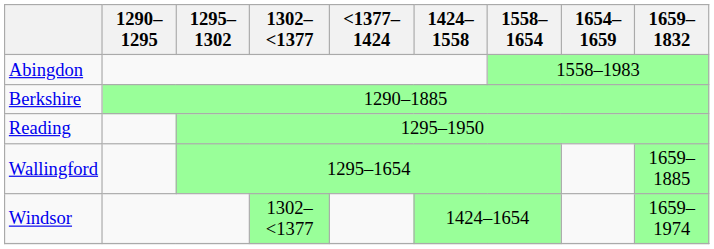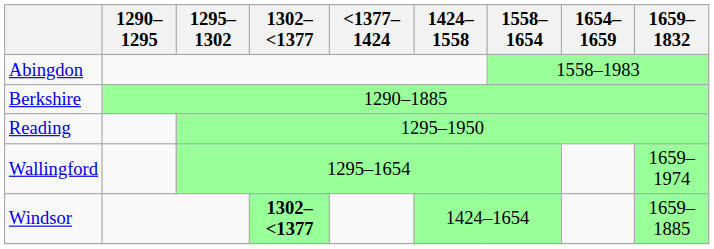(672, 168) 1659–1885 -> (672, 168) 1659–1974
(290, 218) normal -> (290, 218) bold
(672, 218) 1659–1974 -> (672, 218) 1659–1885
